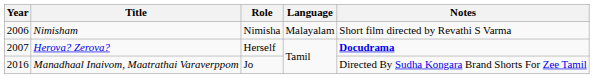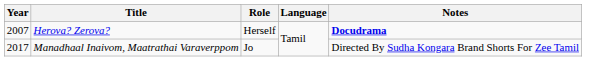- row: (56, 30)
(18, 64) 2016 -> (18, 47) 2017
